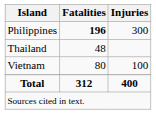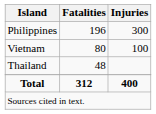(97, 30) bold -> (97, 30) normal
rows swapped: (26, 65) <-> (27, 48)
